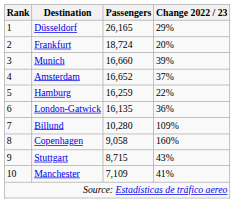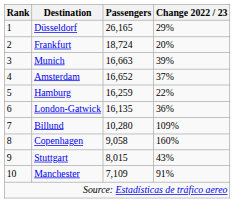(119, 60) 16,660 -> (119, 60) 16,663
(117, 157) 8,715 -> (117, 157) 8,015
(165, 173) 41% -> (165, 173) 91%
